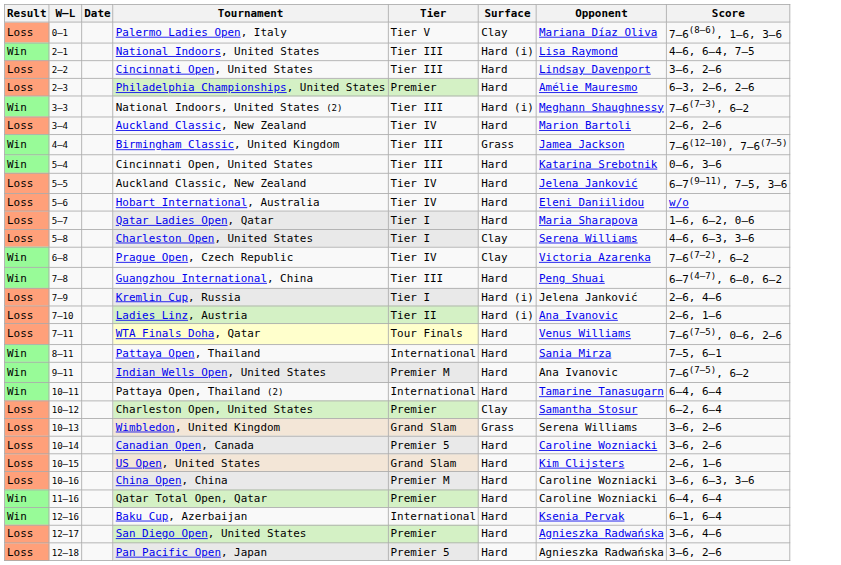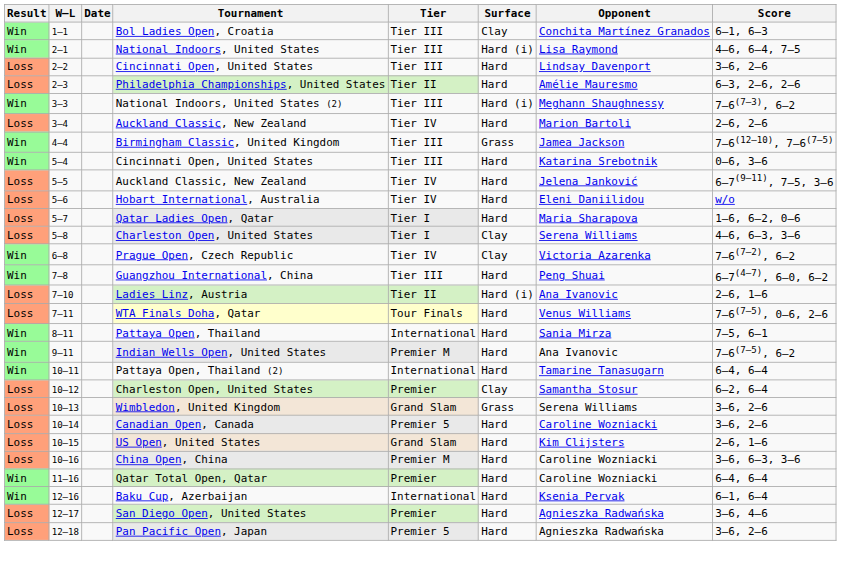- row: (60, 33)
+ row: (60, 32)
(414, 87) Premier -> (414, 85) Tier II
- row: (60, 298)
